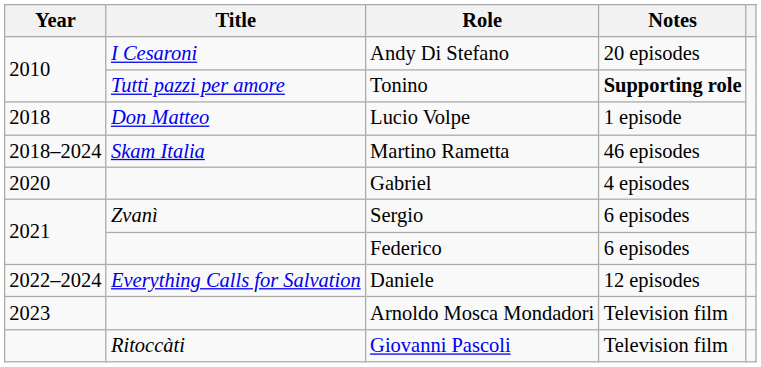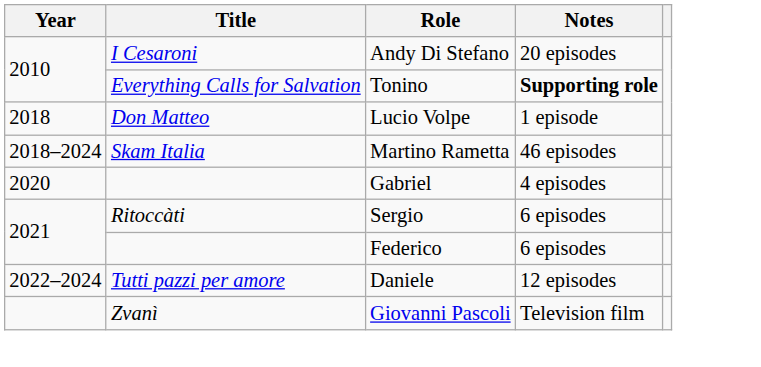(198, 85) Tutti pazzi per amore -> (236, 85) Everything Calls for Salvation
(134, 215) Zvanì -> (148, 215) Ritoccàti
(236, 280) Everything Calls for Salvation -> (198, 280) Tutti pazzi per amore
- row: (482, 313)
(148, 345) Ritoccàti -> (134, 313) Zvanì
